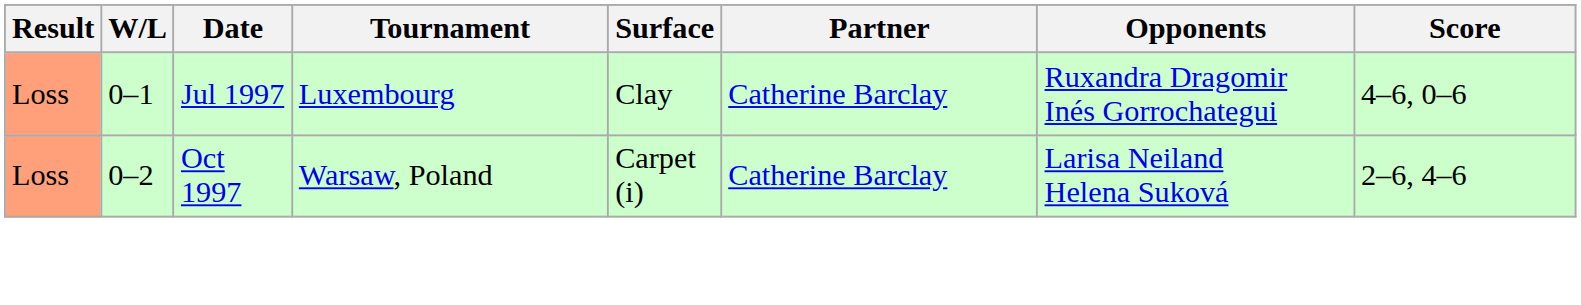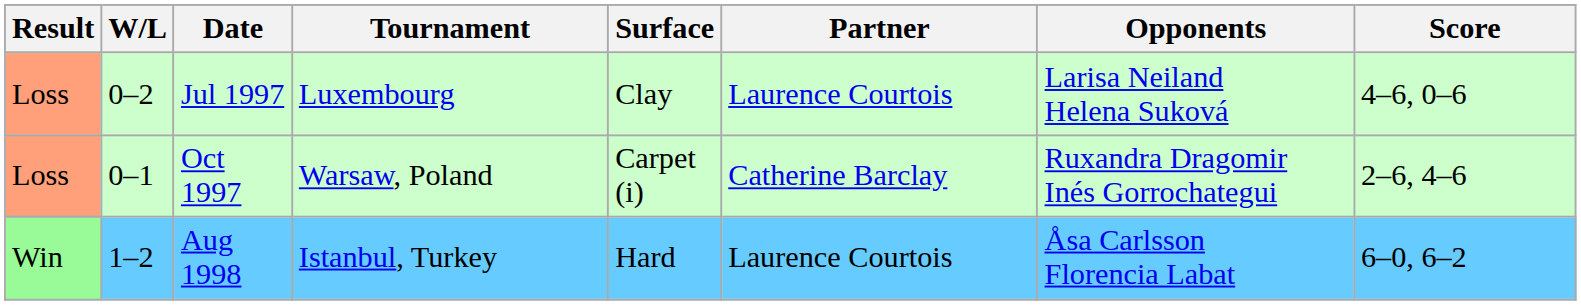(131, 93) 0–1 -> (131, 93) 0–2
(838, 93) Catherine Barclay -> (840, 93) Laurence Courtois
(1166, 93) Ruxandra Dragomir Inés Gorrochategui -> (1137, 93) Larisa Neiland Helena Suková
(131, 175) 0–2 -> (131, 175) 0–1
(1137, 175) Larisa Neiland Helena Suková -> (1166, 175) Ruxandra Dragomir Inés Gorrochategui
+ row: (211, 257)
